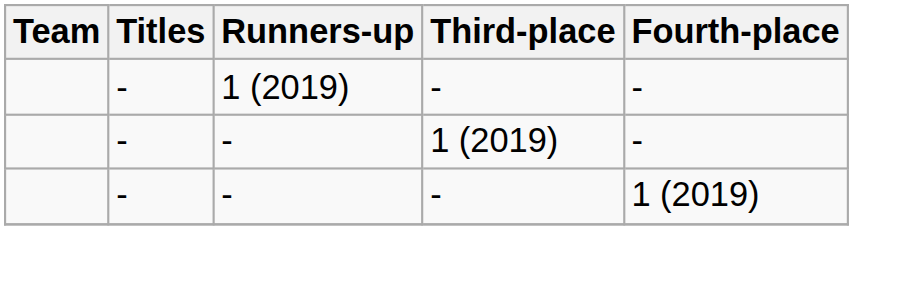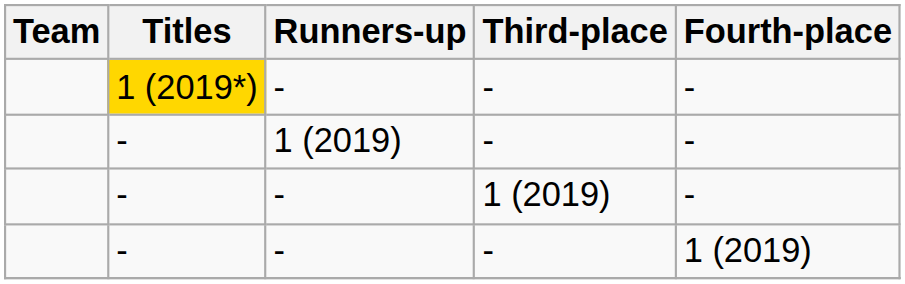+ row: (187, 86)
